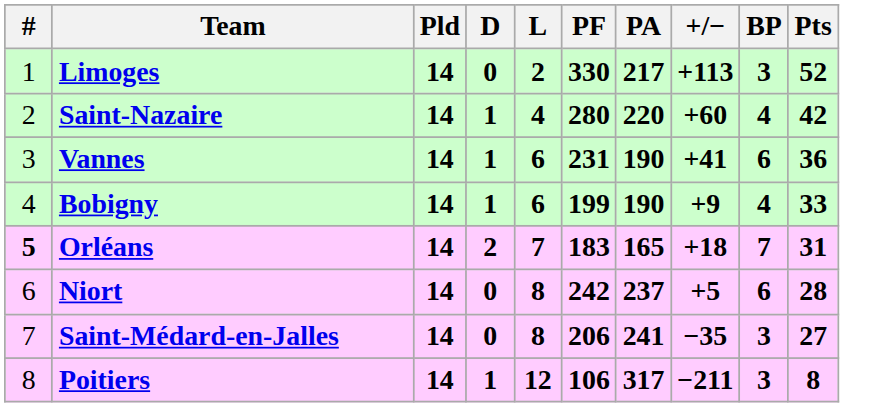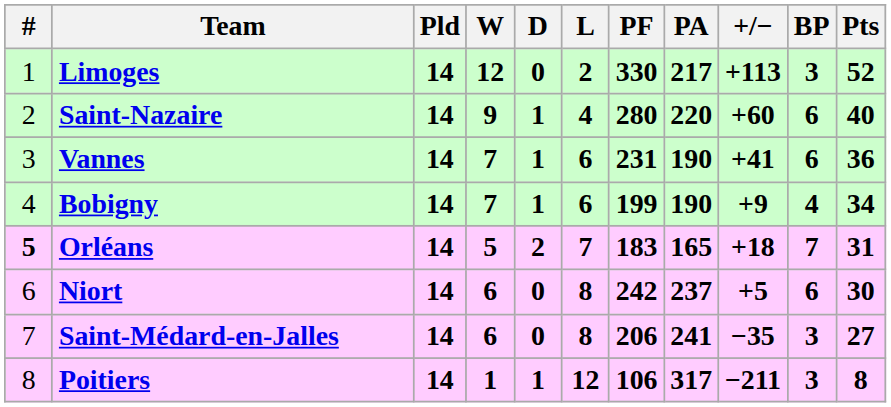+ column: (490, 26)
(764, 114) 4 -> (812, 114) 6
(813, 114) 42 -> (861, 114) 40
(813, 203) 33 -> (861, 203) 34
(813, 291) 28 -> (861, 291) 30
